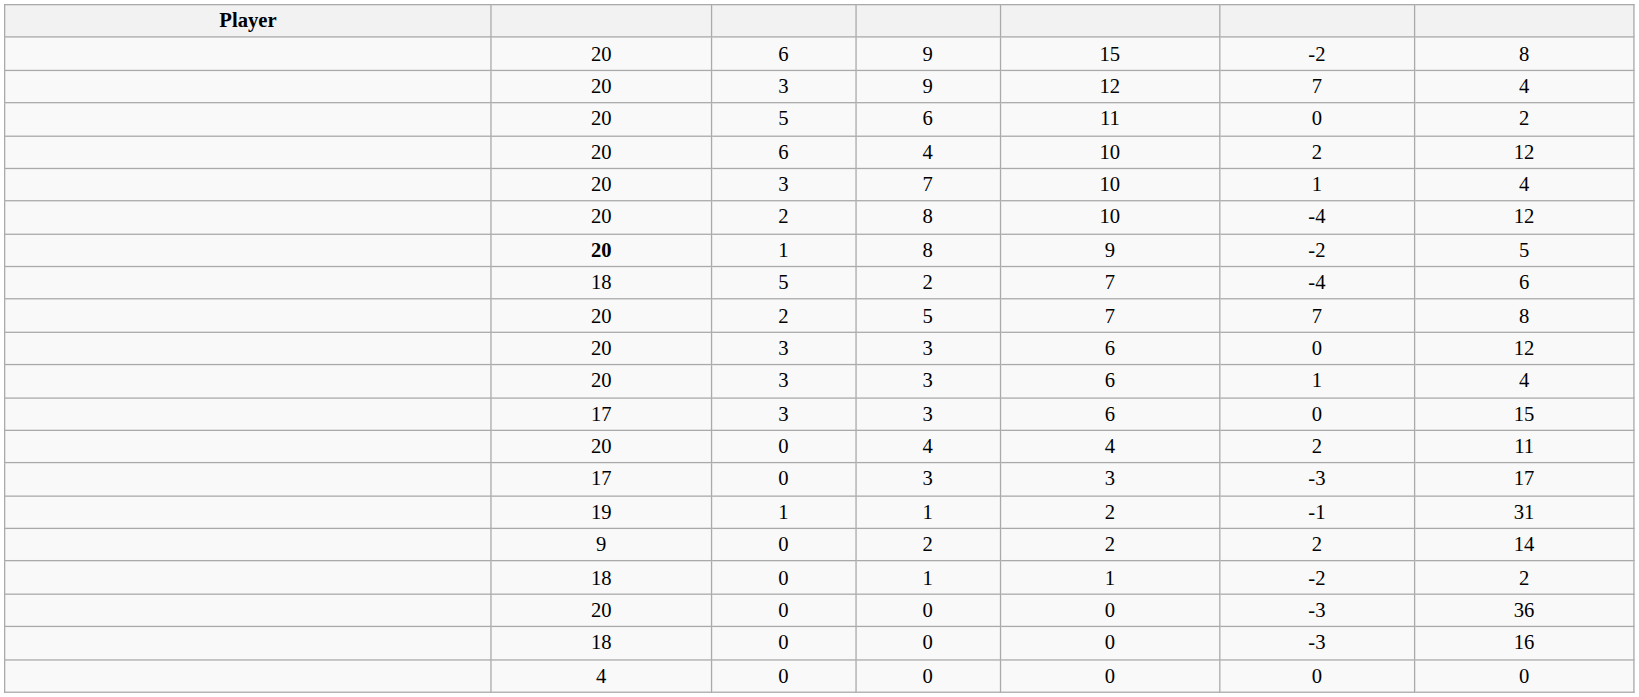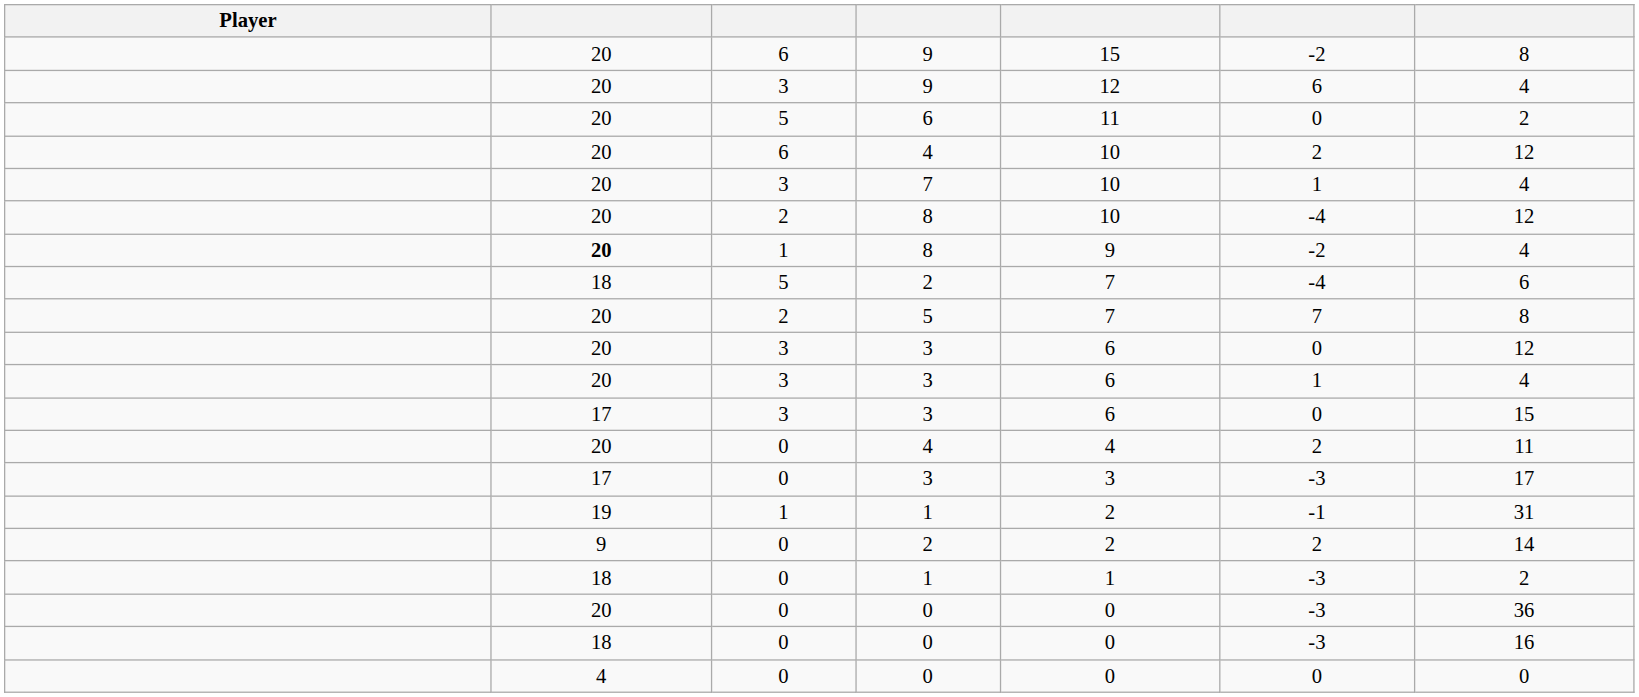(1317, 86) 7 -> (1317, 86) 6
(1524, 250) 5 -> (1524, 250) 4
(1317, 577) -2 -> (1317, 577) -3
